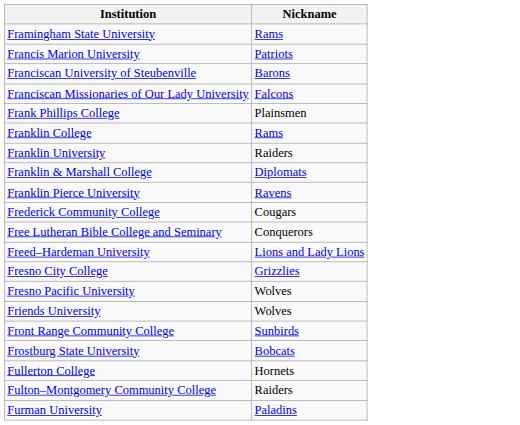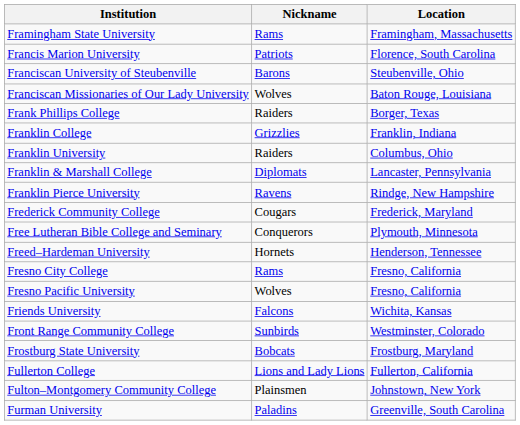+ column: (441, 14)
(274, 93) Falcons -> (273, 93) Wolves
(281, 113) Plainsmen -> (274, 113) Raiders
(269, 133) Rams -> (277, 133) Grizzlies
(310, 251) Lions and Lady Lions -> (274, 251) Hornets
(277, 271) Grizzlies -> (269, 271) Rams
(273, 311) Wolves -> (274, 311) Falcons
(274, 370) Hornets -> (310, 370) Lions and Lady Lions
(274, 390) Raiders -> (281, 390) Plainsmen
